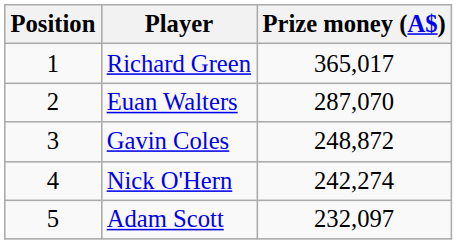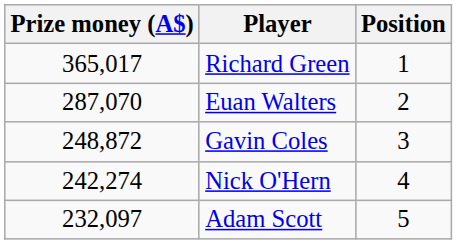columns swapped: (53, 24) <-> (354, 24)
